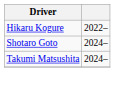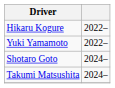+ row: (37, 44)
